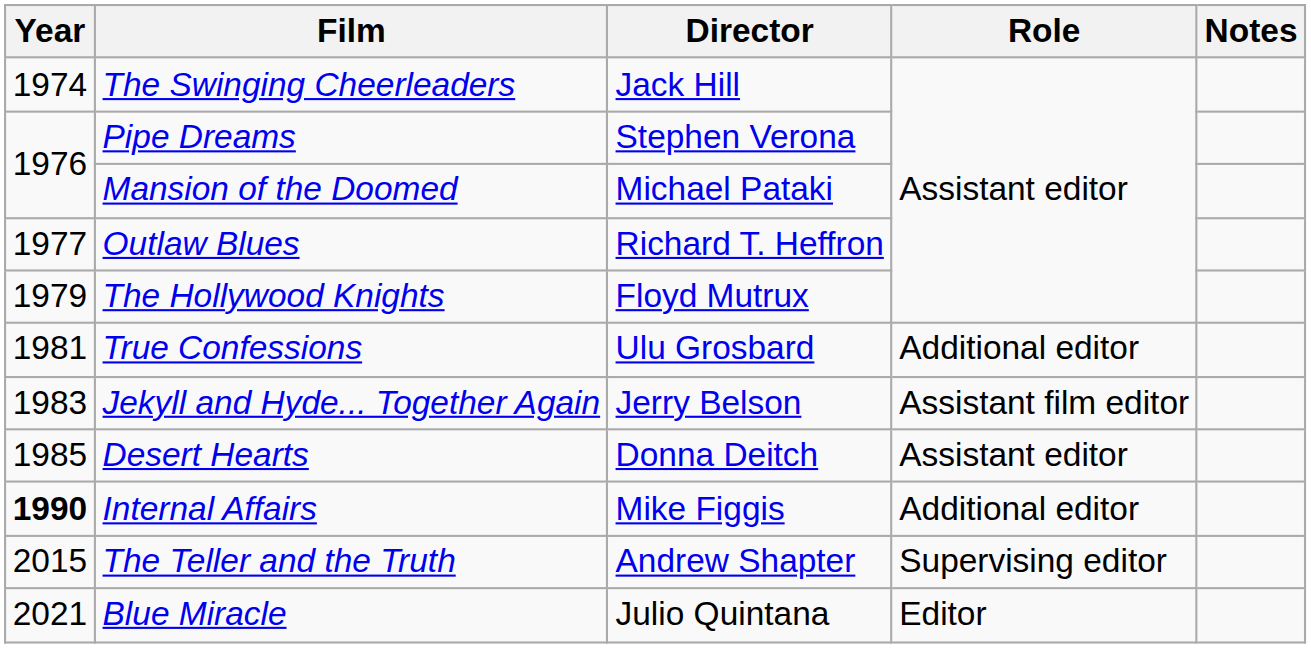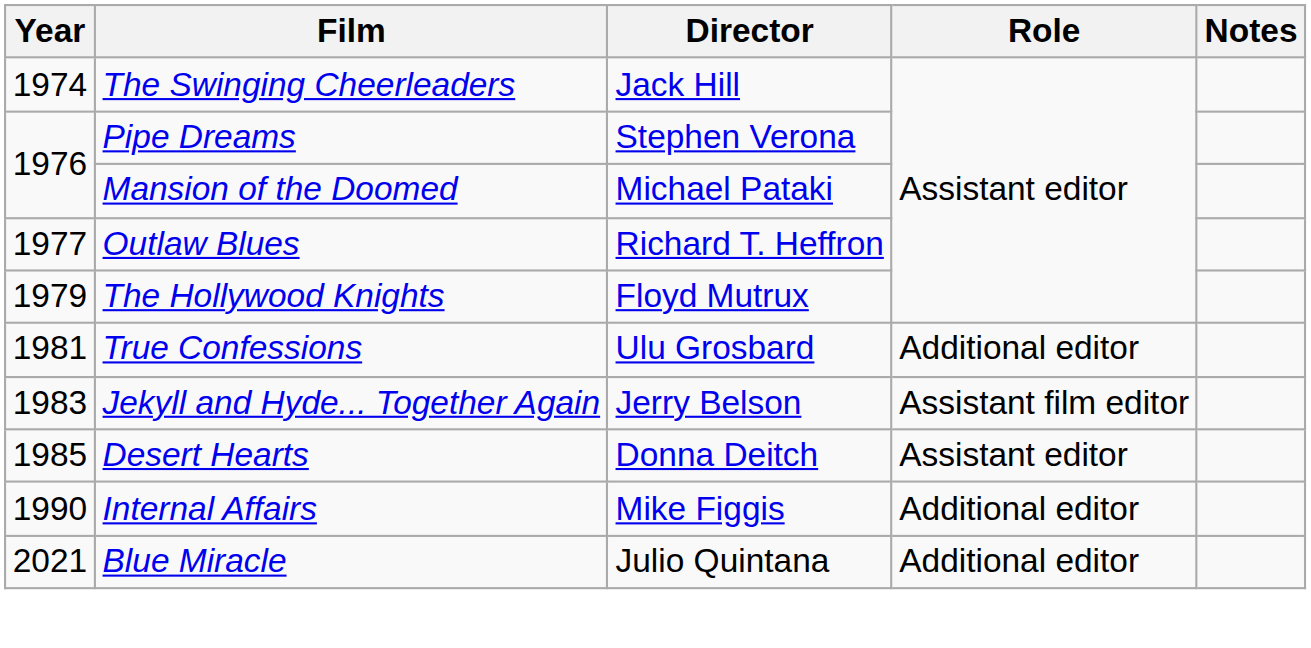(50, 508) bold -> (50, 508) normal
- row: (279, 561)
(943, 614) Editor -> (1019, 561) Additional editor
